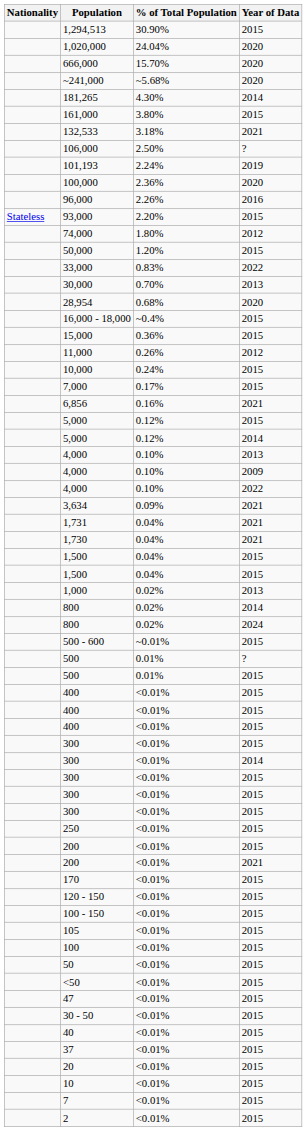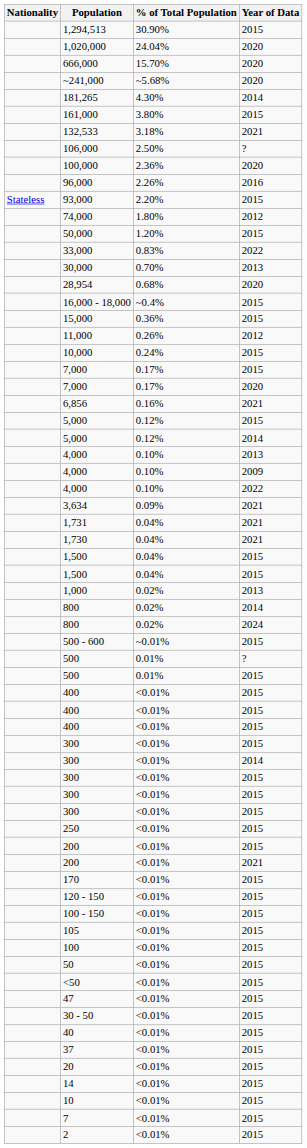- row: (80, 166)
+ row: (75, 387)
+ row: (68, 1084)
